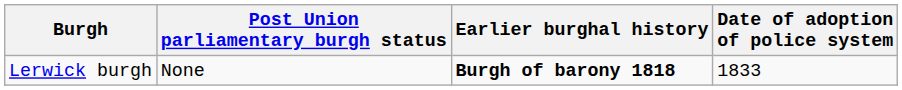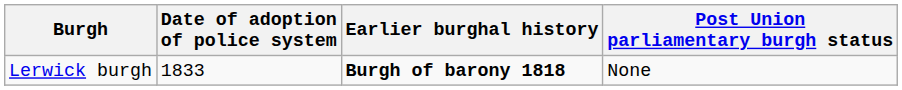columns swapped: (805, 30) <-> (304, 30)
